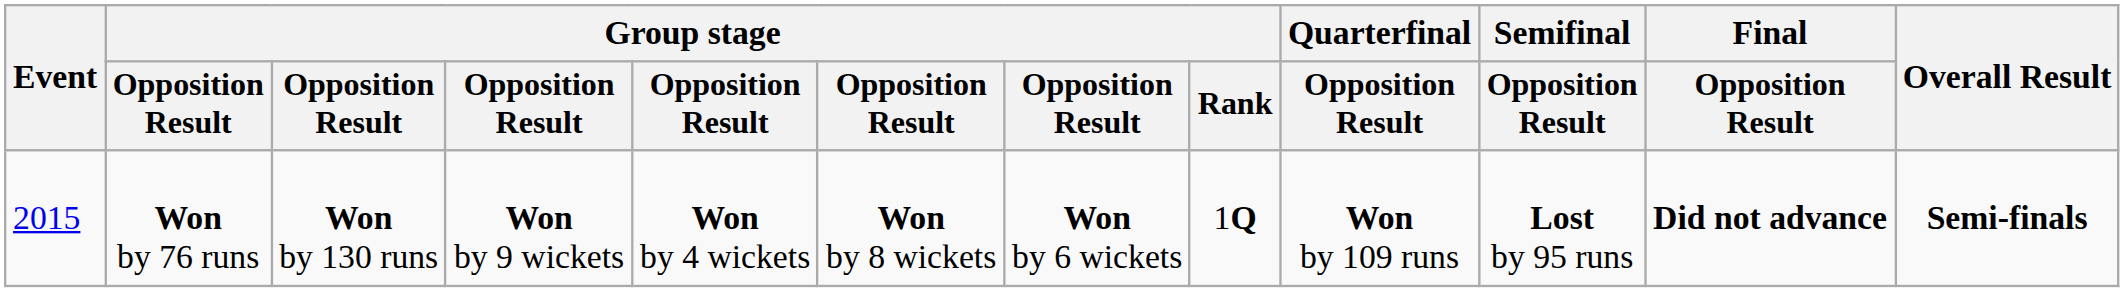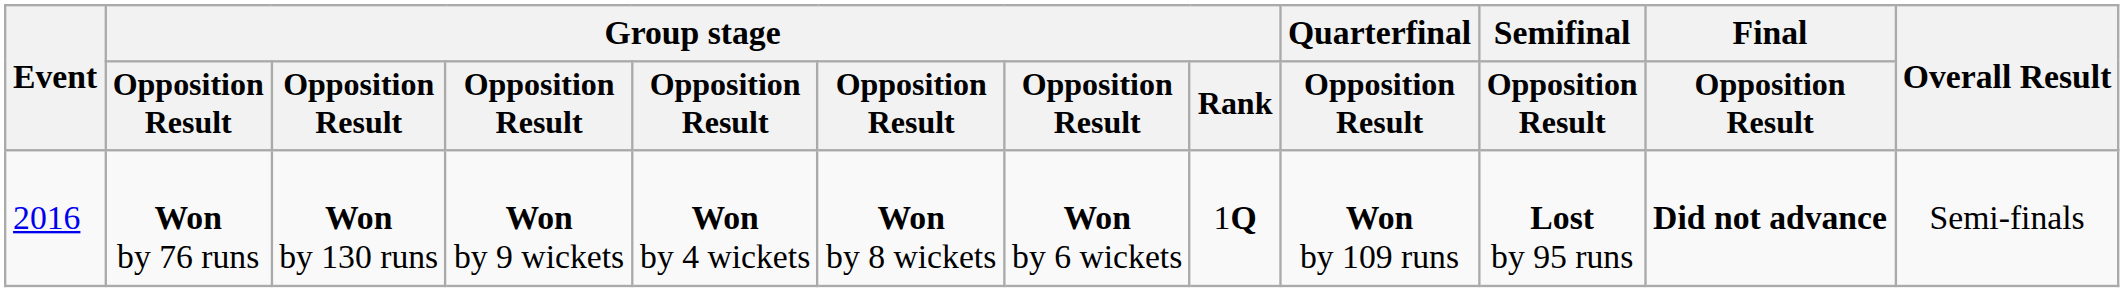(47, 218) 2015 -> (47, 218) 2016
(2007, 218) bold -> (2007, 218) normal
